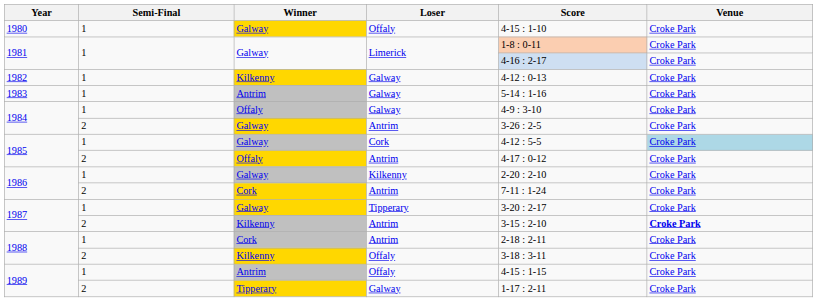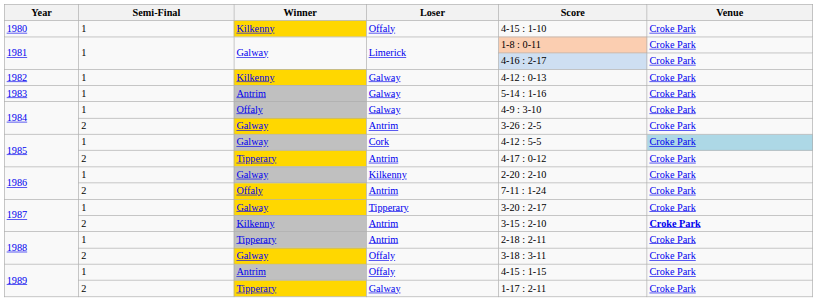(252, 28) Galway -> (255, 28) Kilkenny
(250, 158) Offaly -> (256, 158) Tipperary
(247, 191) Cork -> (250, 191) Offaly
(247, 239) Cork -> (256, 239) Tipperary
(255, 256) Kilkenny -> (252, 256) Galway
